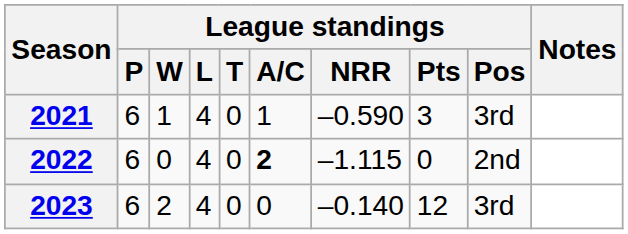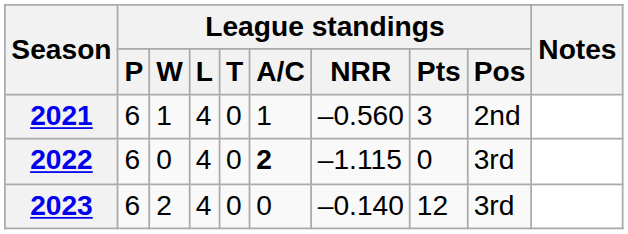(361, 116) –0.590 -> (361, 116) –0.560
(494, 116) 3rd -> (497, 116) 2nd
(497, 160) 2nd -> (494, 160) 3rd
